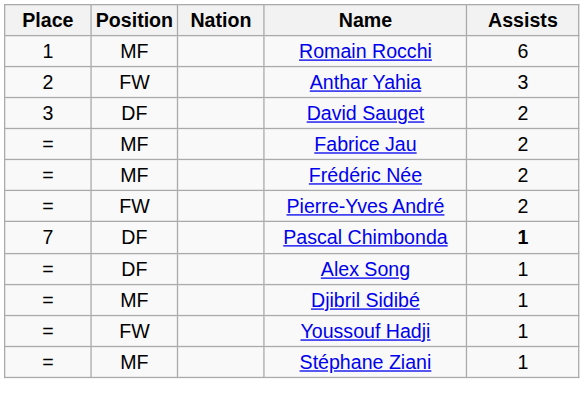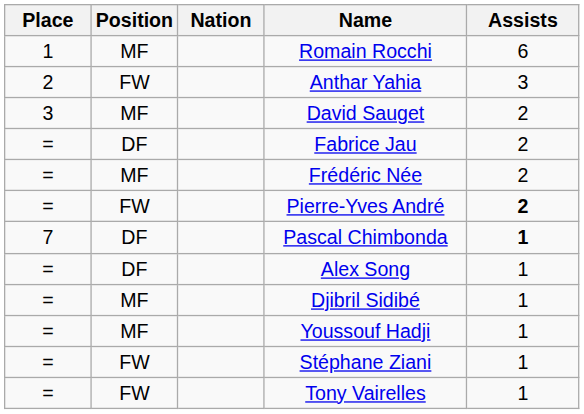(134, 113) DF -> (134, 113) MF
(134, 145) MF -> (134, 145) DF
(523, 207) normal -> (523, 207) bold
(134, 331) FW -> (134, 331) MF
(134, 362) MF -> (134, 362) FW
+ row: (365, 393)
